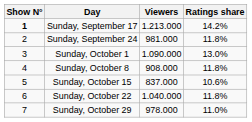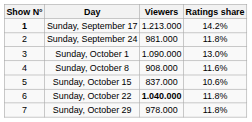(215, 68) 11.8% -> (215, 68) 11.6%
(162, 96) normal -> (162, 96) bold
(215, 110) 11.0% -> (215, 110) 11.8%
